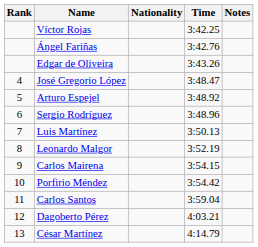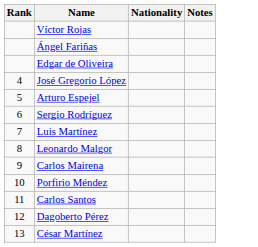- column: (203, 13)
